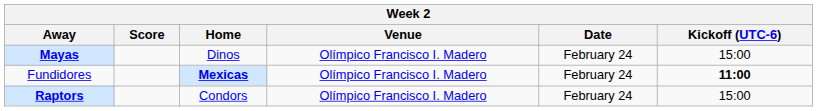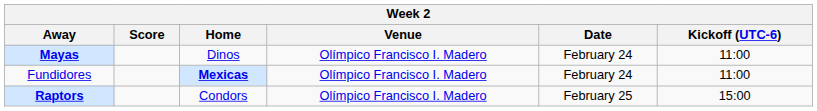(735, 55) 15:00 -> (735, 55) 11:00
(735, 75) bold -> (735, 75) normal
(598, 95) February 24 -> (598, 95) February 25
